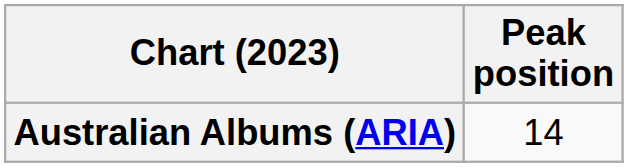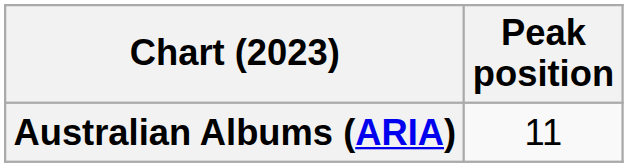(543, 131) 14 -> (543, 131) 11
